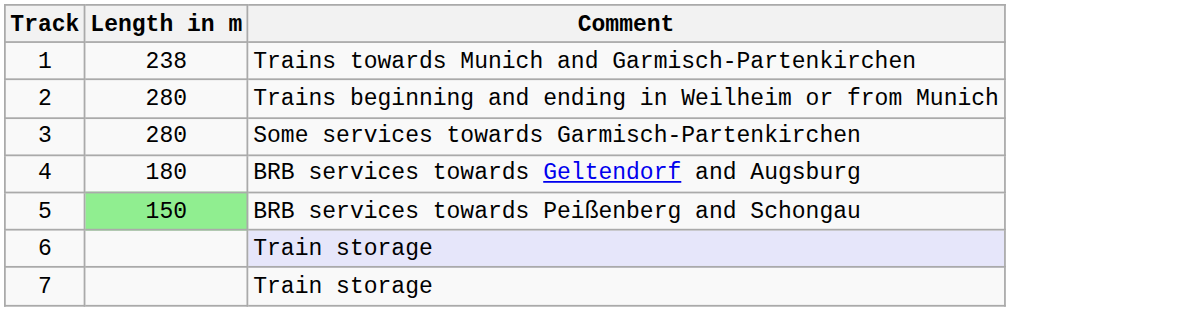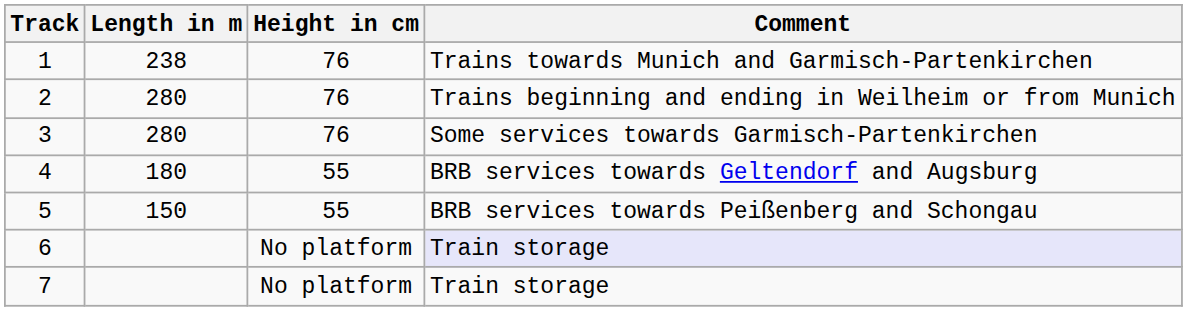+ column: (336, 24)
(166, 211) lightgreen background -> (166, 211) no background
